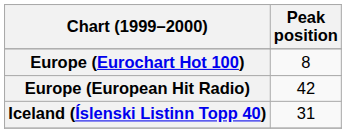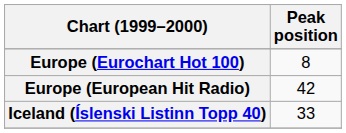(306, 114) 31 -> (306, 114) 33
